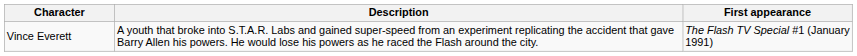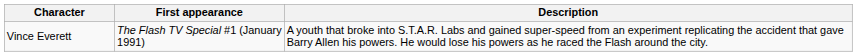columns swapped: (768, 13) <-> (399, 13)
